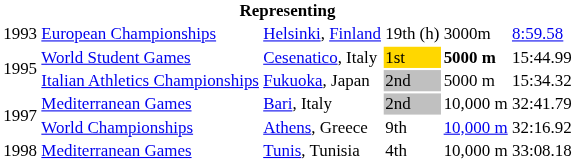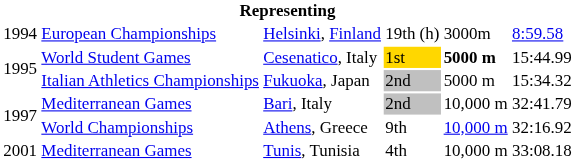(20, 34) 1993 -> (20, 34) 1994
(20, 150) 1998 -> (20, 150) 2001
